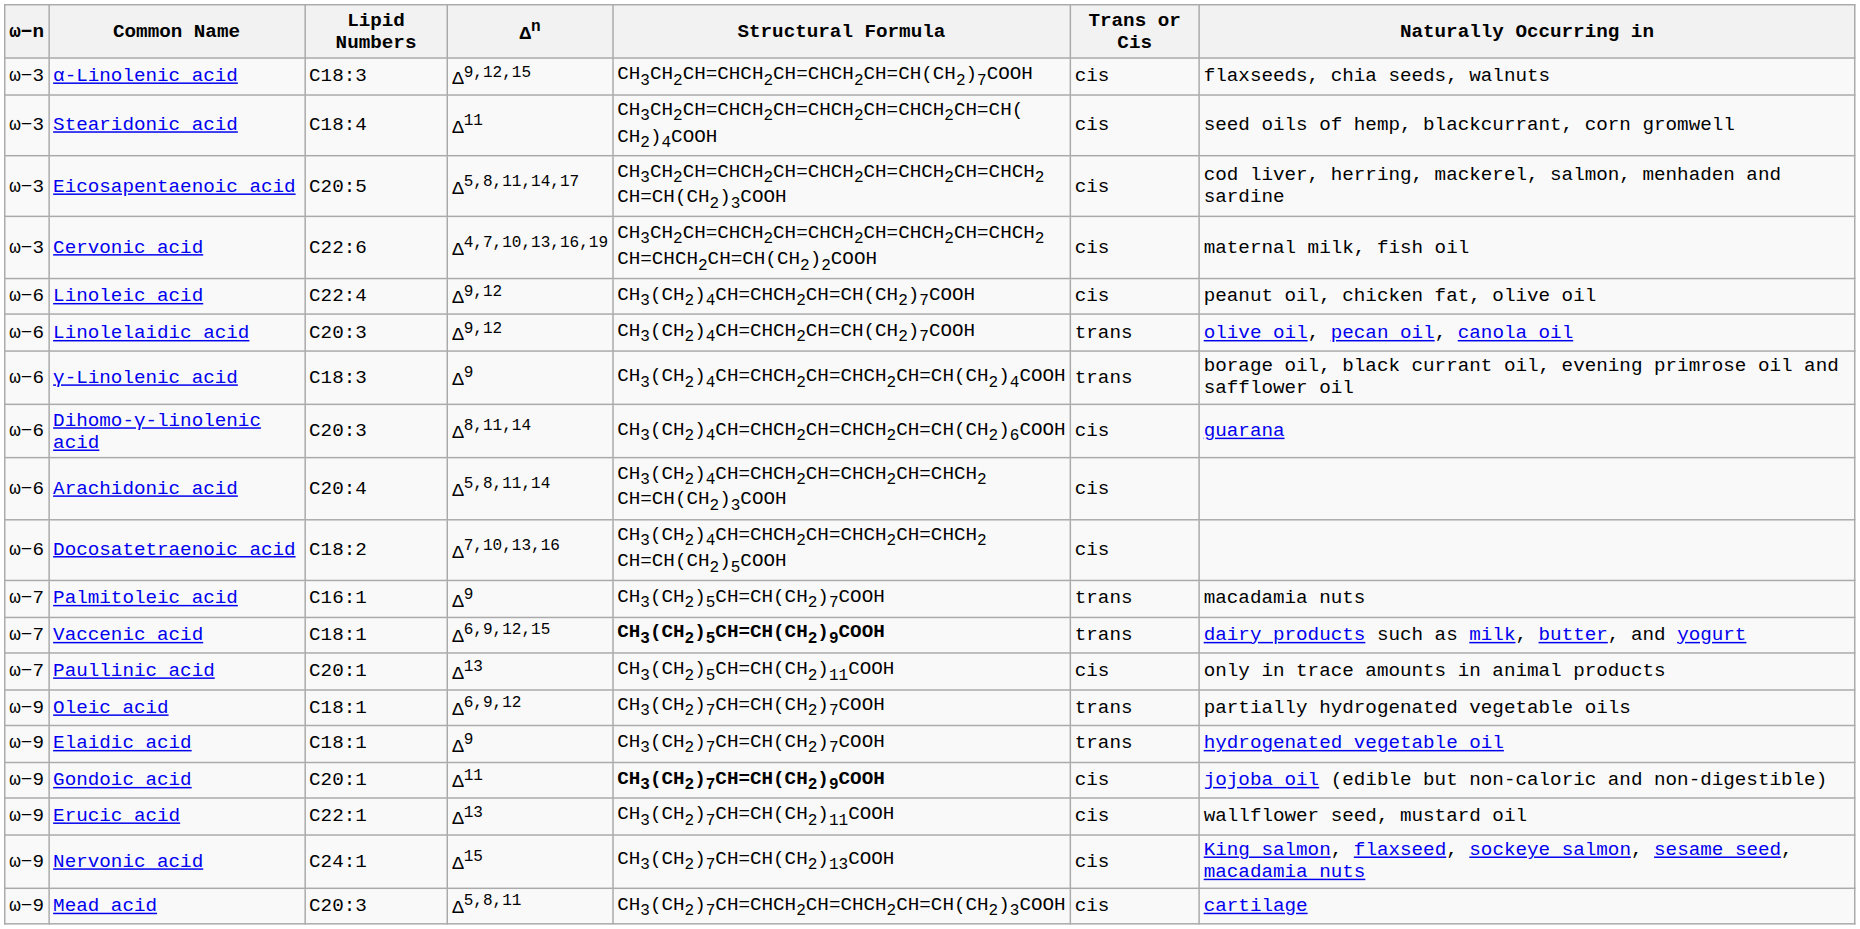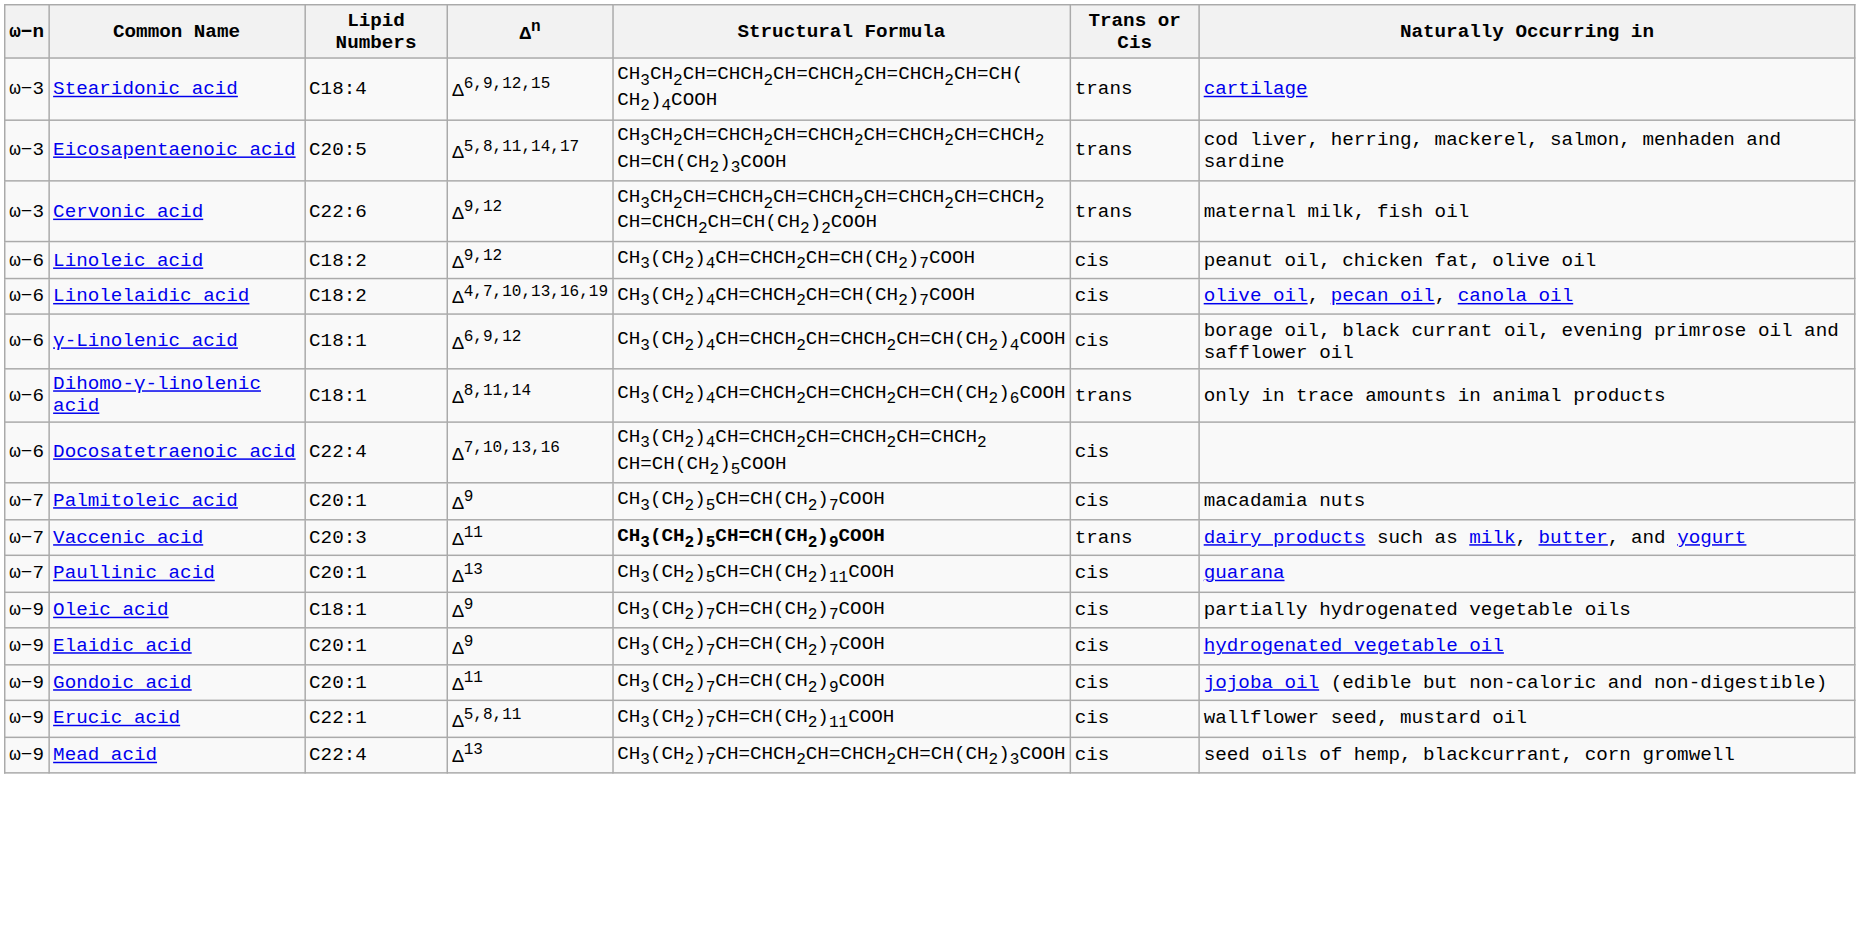- row: (145, 76)
(468, 125) Δ11 -> (501, 89) Δ6,9,12,15
(1092, 125) cis -> (1104, 89) trans
(1469, 125) seed oils of hemp, blackcurrant, corn gromwell -> (1256, 89) cartilage
(1092, 186) cis -> (1104, 150) trans
(530, 248) Δ4,7,10,13,16,19 -> (477, 211) Δ9,12
(1092, 248) cis -> (1104, 211) trans
(338, 296) C22:4 -> (338, 260) C18:2
(338, 333) C20:3 -> (338, 296) C18:2
(477, 333) Δ9,12 -> (530, 296) Δ4,7,10,13,16,19
(1104, 333) trans -> (1092, 296) cis
(338, 378) C18:3 -> (338, 341) C18:1
(463, 378) Δ9 -> (487, 341) Δ6,9,12
(1104, 378) trans -> (1092, 341) cis
(338, 431) C20:3 -> (338, 395) C18:1
(1092, 431) cis -> (1104, 395) trans
(1244, 431) guarana -> (1435, 395) only in trace amounts in animal products
- row: (145, 489)
(338, 550) C18:2 -> (338, 452) C22:4
(338, 599) C16:1 -> (338, 501) C20:1
(1104, 599) trans -> (1092, 501) cis
(338, 635) C18:1 -> (338, 537) C20:3
(501, 635) Δ6,9,12,15 -> (468, 537) Δ11
(1435, 671) only in trace amounts in animal products -> (1244, 574) guarana
(487, 707) Δ6,9,12 -> (463, 610) Δ9
(1104, 707) trans -> (1092, 610) cis
(338, 744) C18:1 -> (338, 646) C20:1
(1104, 744) trans -> (1092, 646) cis
(751, 780) bold -> (751, 682) normal
(468, 816) Δ13 -> (487, 719) Δ5,8,11
- row: (128, 861)
(338, 906) C20:3 -> (338, 755) C22:4
(487, 906) Δ5,8,11 -> (468, 755) Δ13
(1256, 906) cartilage -> (1469, 755) seed oils of hemp, blackcurrant, corn gromwell
